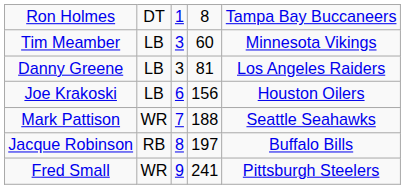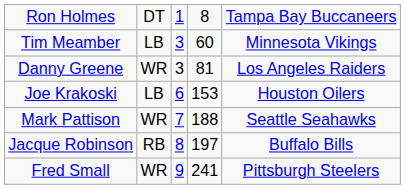(154, 68) LB -> (154, 68) WR
(205, 94) 156 -> (205, 94) 153
